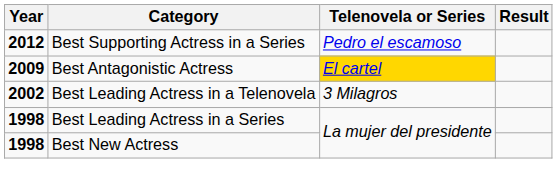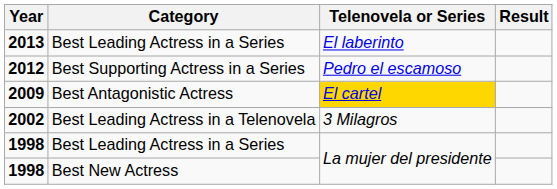+ row: (26, 42)
